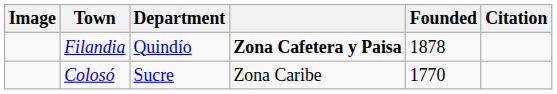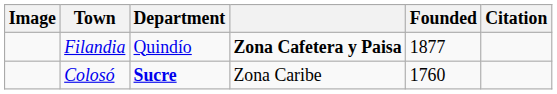(428, 46) 1878 -> (428, 46) 1877
(154, 74) normal -> (155, 74) bold
(428, 74) 1770 -> (428, 74) 1760
